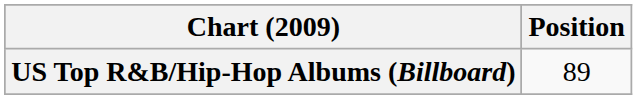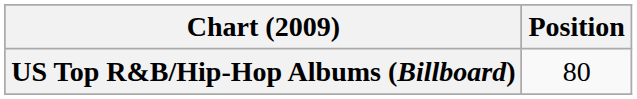(577, 71) 89 -> (577, 71) 80
